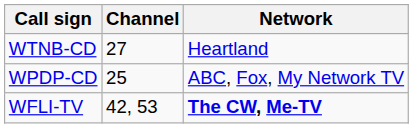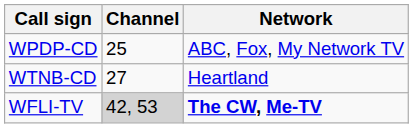rows swapped: (53, 78) <-> (53, 48)
(132, 107) no background -> (132, 107) lightgrey background
